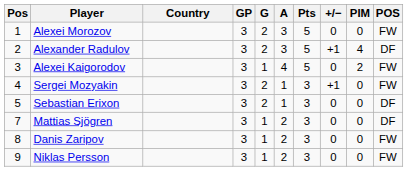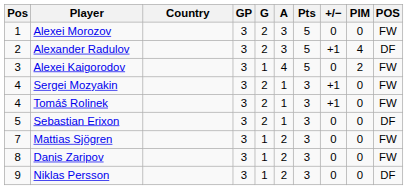+ row: (71, 103)
(388, 121) DF -> (388, 139) FW
(388, 157) FW -> (388, 175) DF
